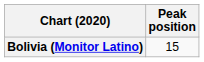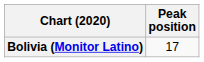(172, 47) 15 -> (172, 47) 17
